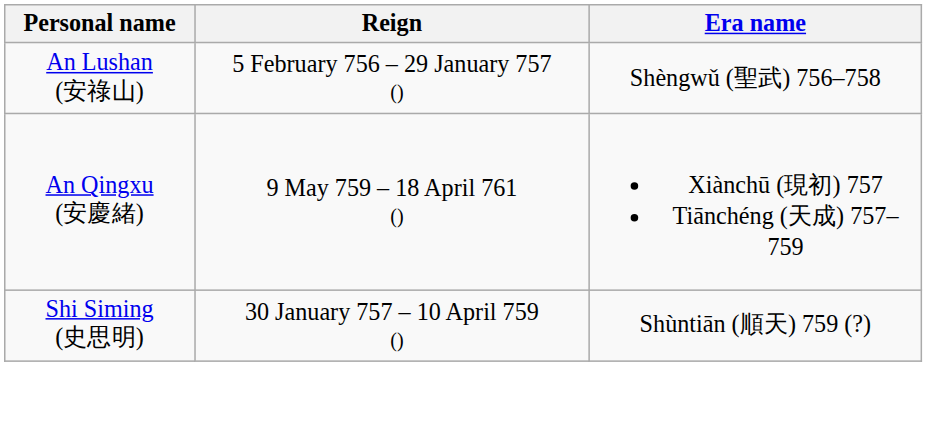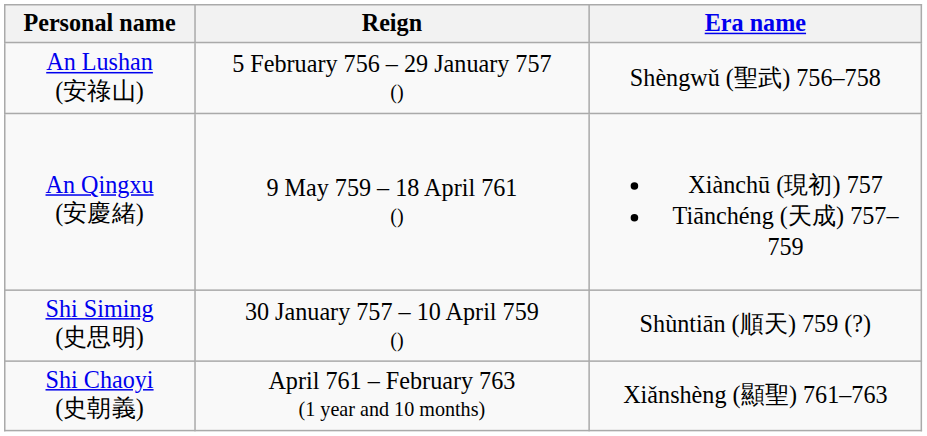+ row: (100, 393)
